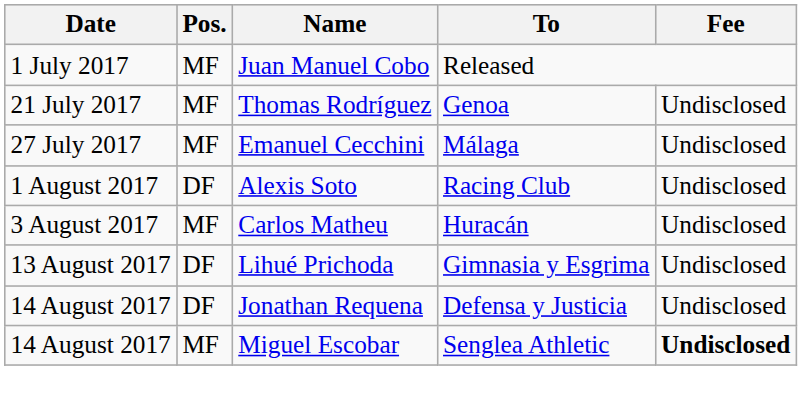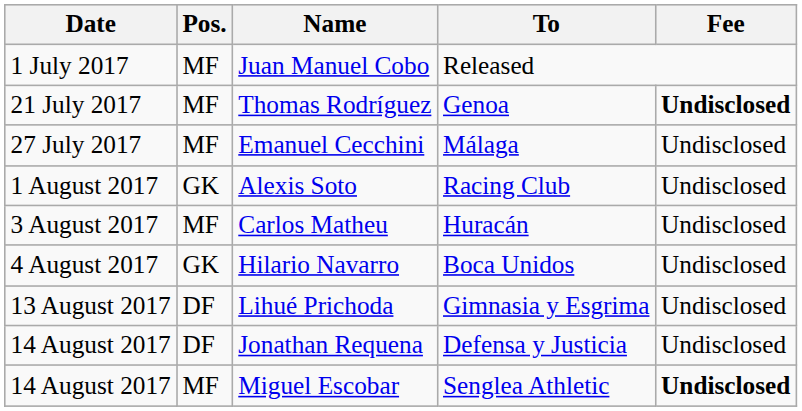(724, 104) normal -> (726, 104) bold
(199, 184) DF -> (201, 184) GK
+ row: (319, 265)
